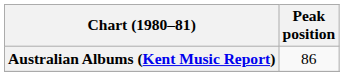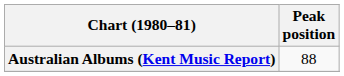(309, 58) 86 -> (309, 58) 88
